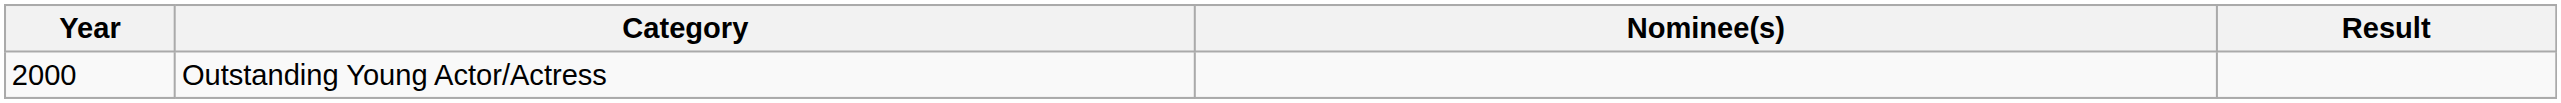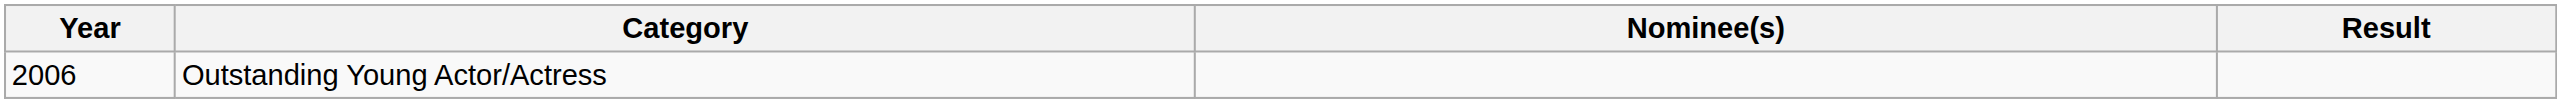(44, 74) 2000 -> (44, 74) 2006
